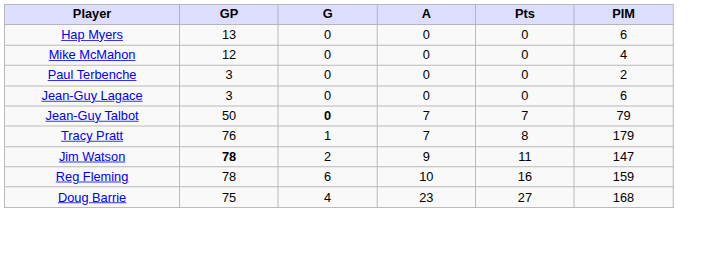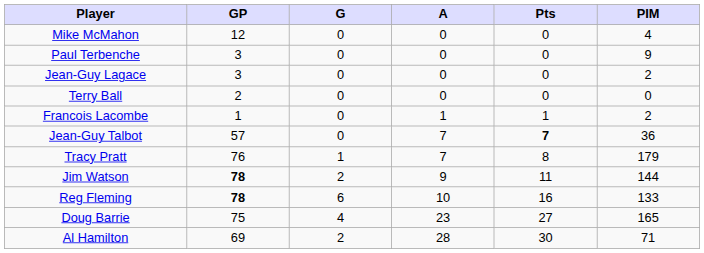- row: (92, 34)
(624, 75) 2 -> (648, 55) 9
(624, 95) 6 -> (648, 75) 2
+ row: (96, 95)
+ row: (96, 116)
(229, 116) 50 -> (238, 136) 57
(328, 116) bold -> (340, 136) normal
(525, 116) normal -> (546, 136) bold
(624, 116) 79 -> (648, 136) 36
(624, 156) 147 -> (648, 177) 144
(229, 177) normal -> (238, 197) bold
(624, 177) 159 -> (648, 197) 133
(624, 197) 168 -> (648, 217) 165
+ row: (96, 237)
